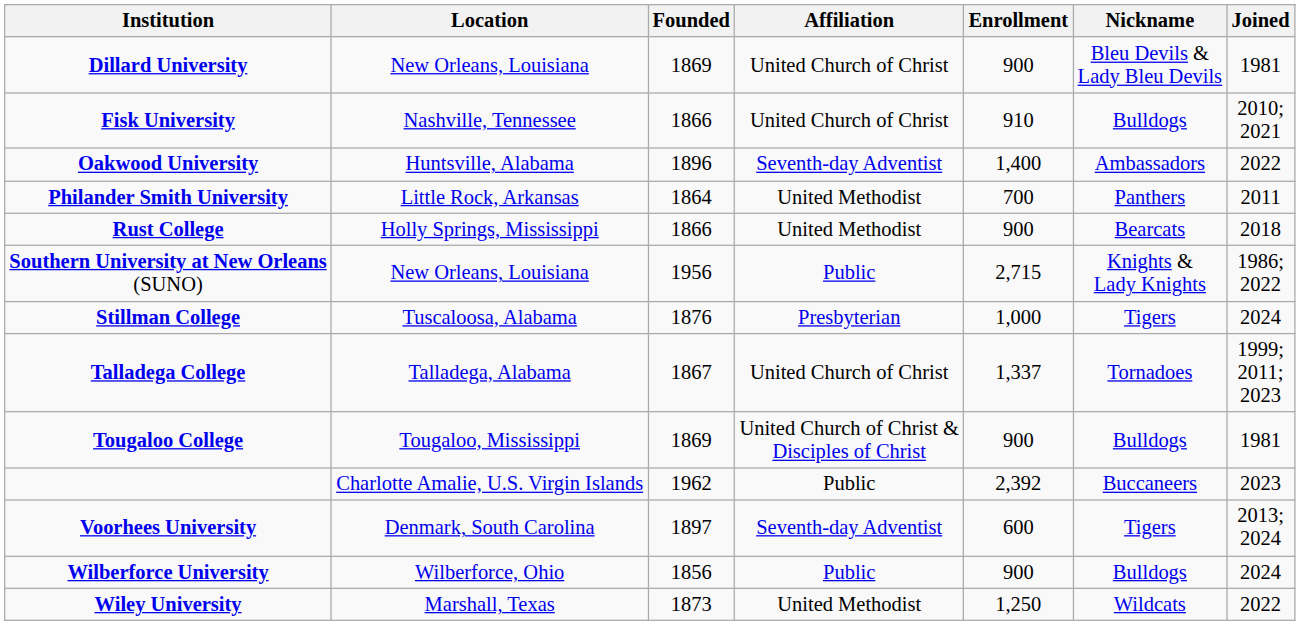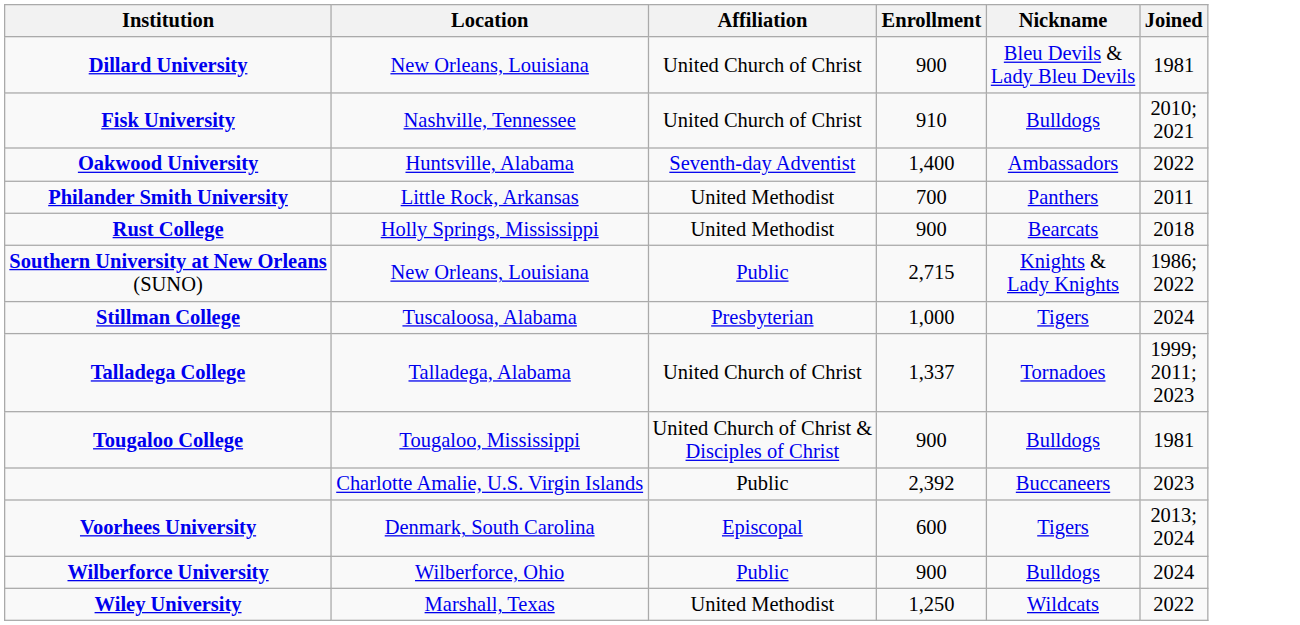- column: (691, 20)
(849, 527) Seventh-day Adventist -> (762, 527) Episcopal
